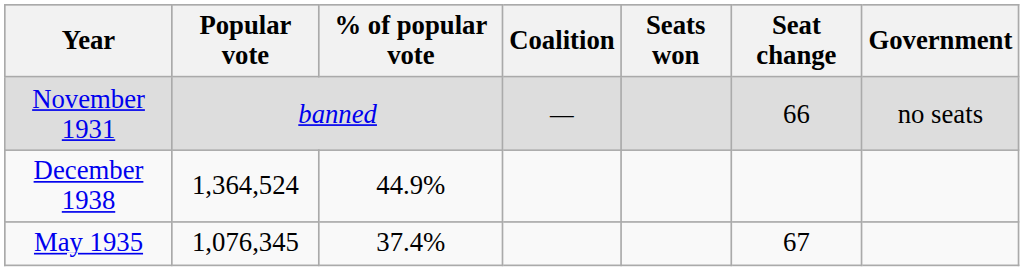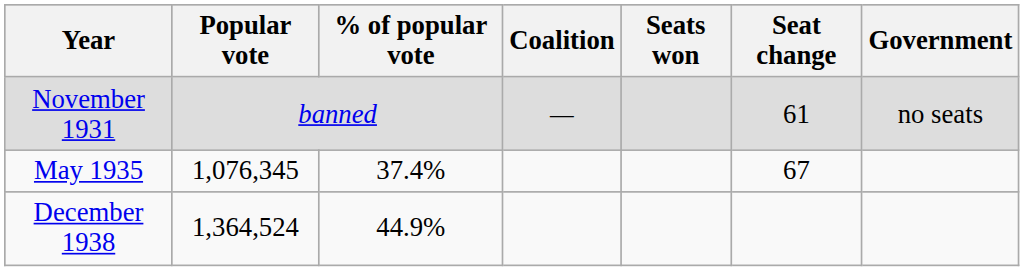(796, 113) 66 -> (796, 113) 61
rows swapped: (89, 242) <-> (89, 185)
